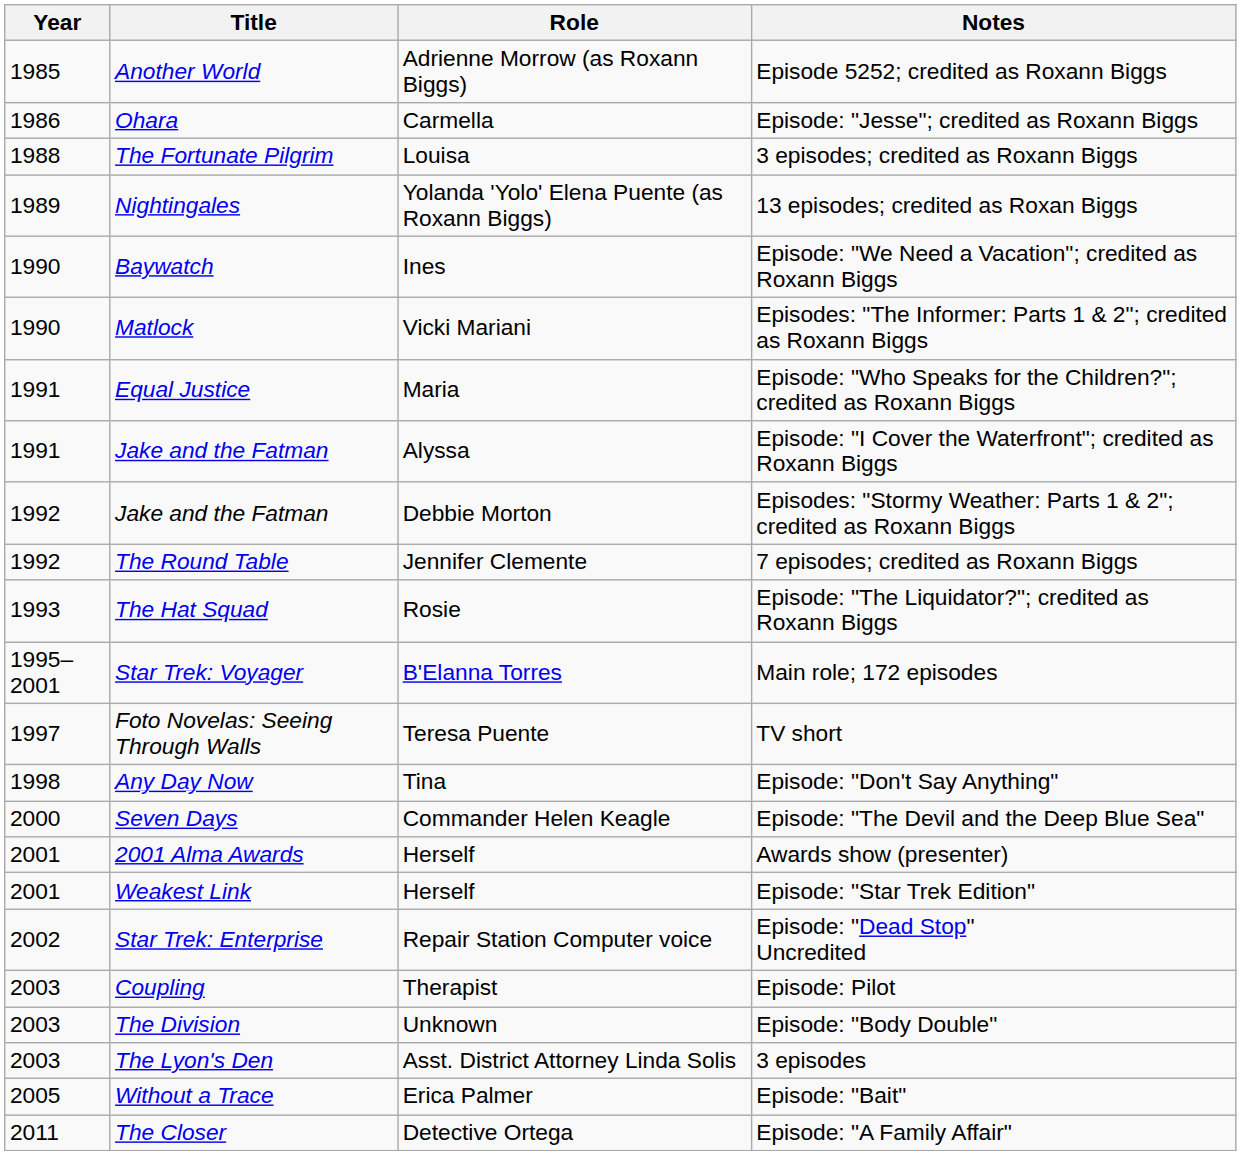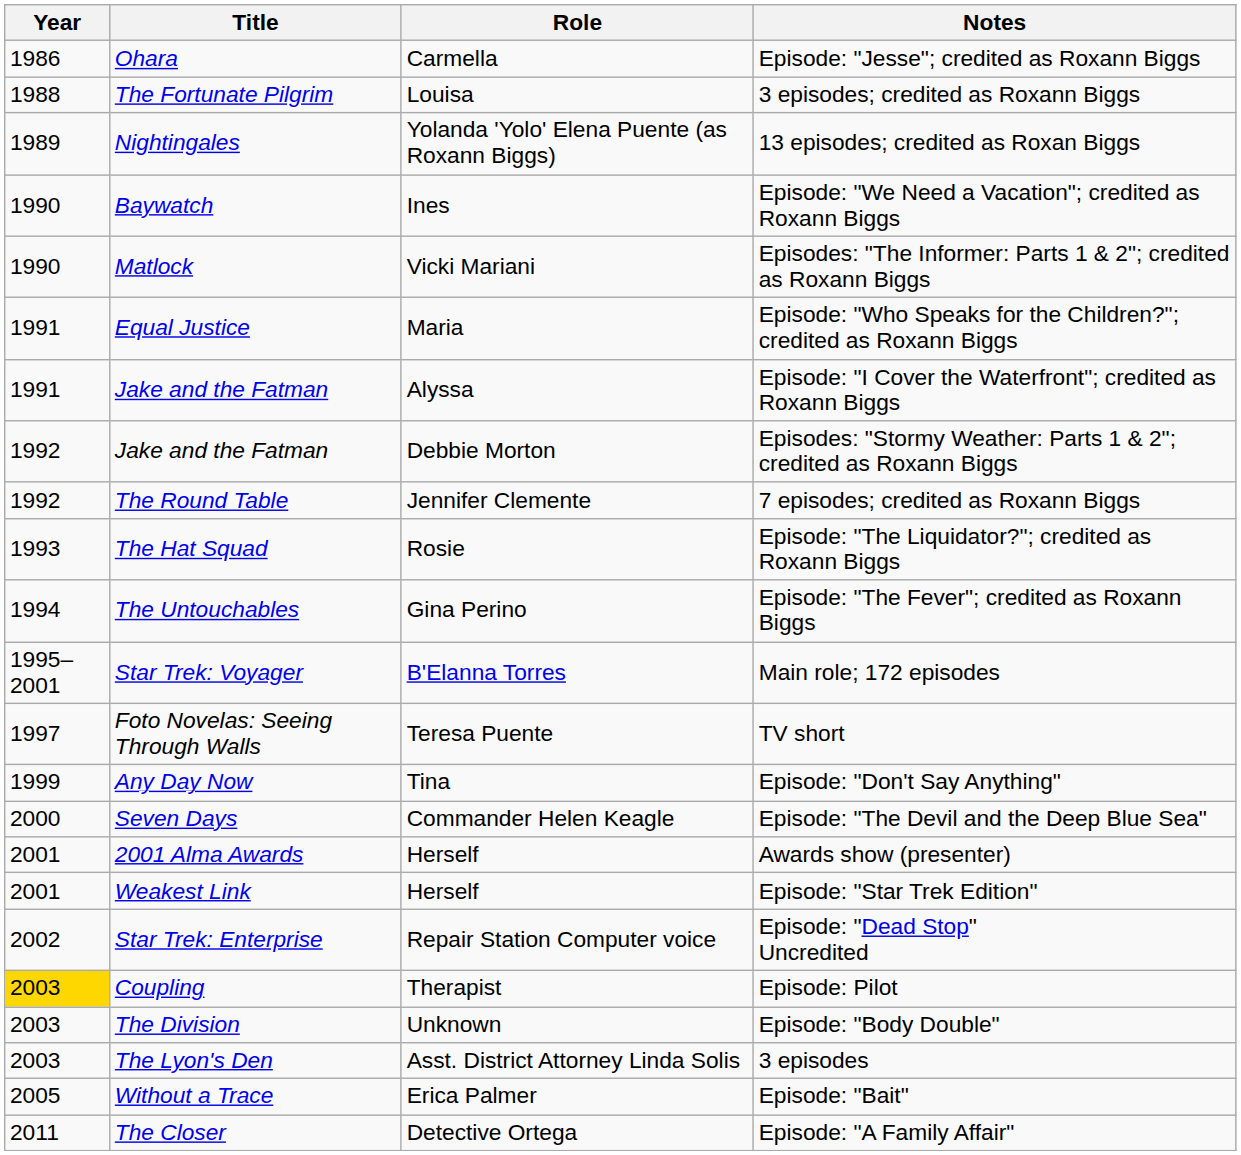- row: (962, 71)
+ row: (970, 610)
(35, 782) 1998 -> (35, 782) 1999
(35, 988) no background -> (35, 988) gold background
